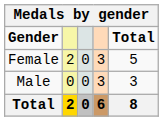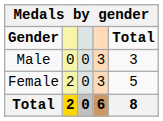rows swapped: (34, 83) <-> (34, 60)
